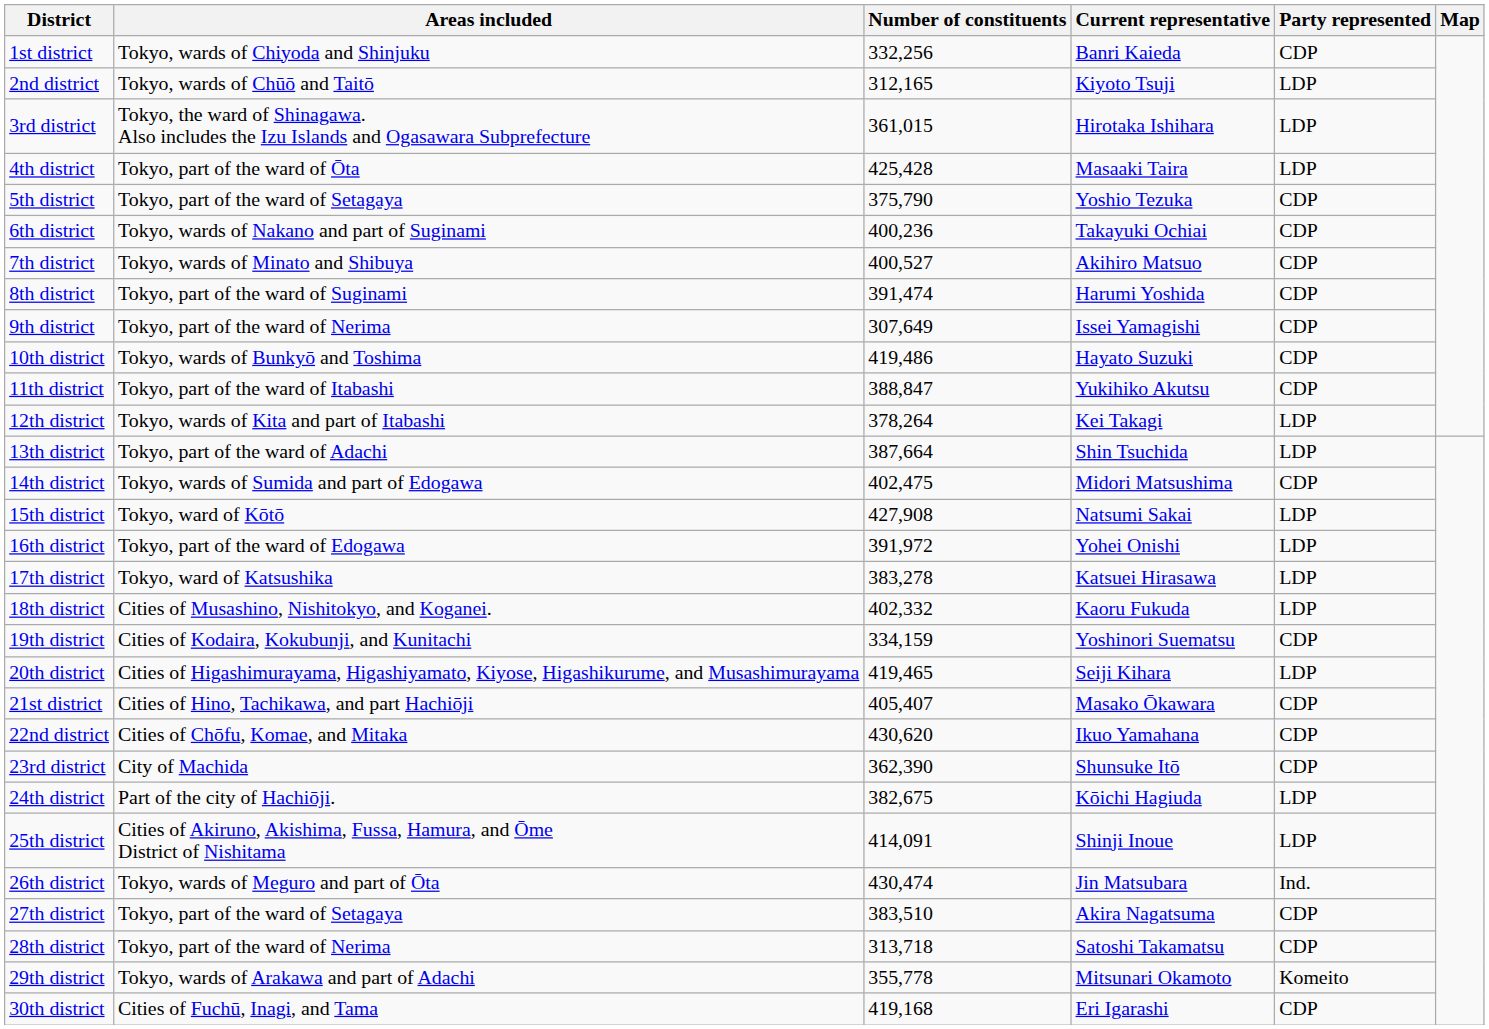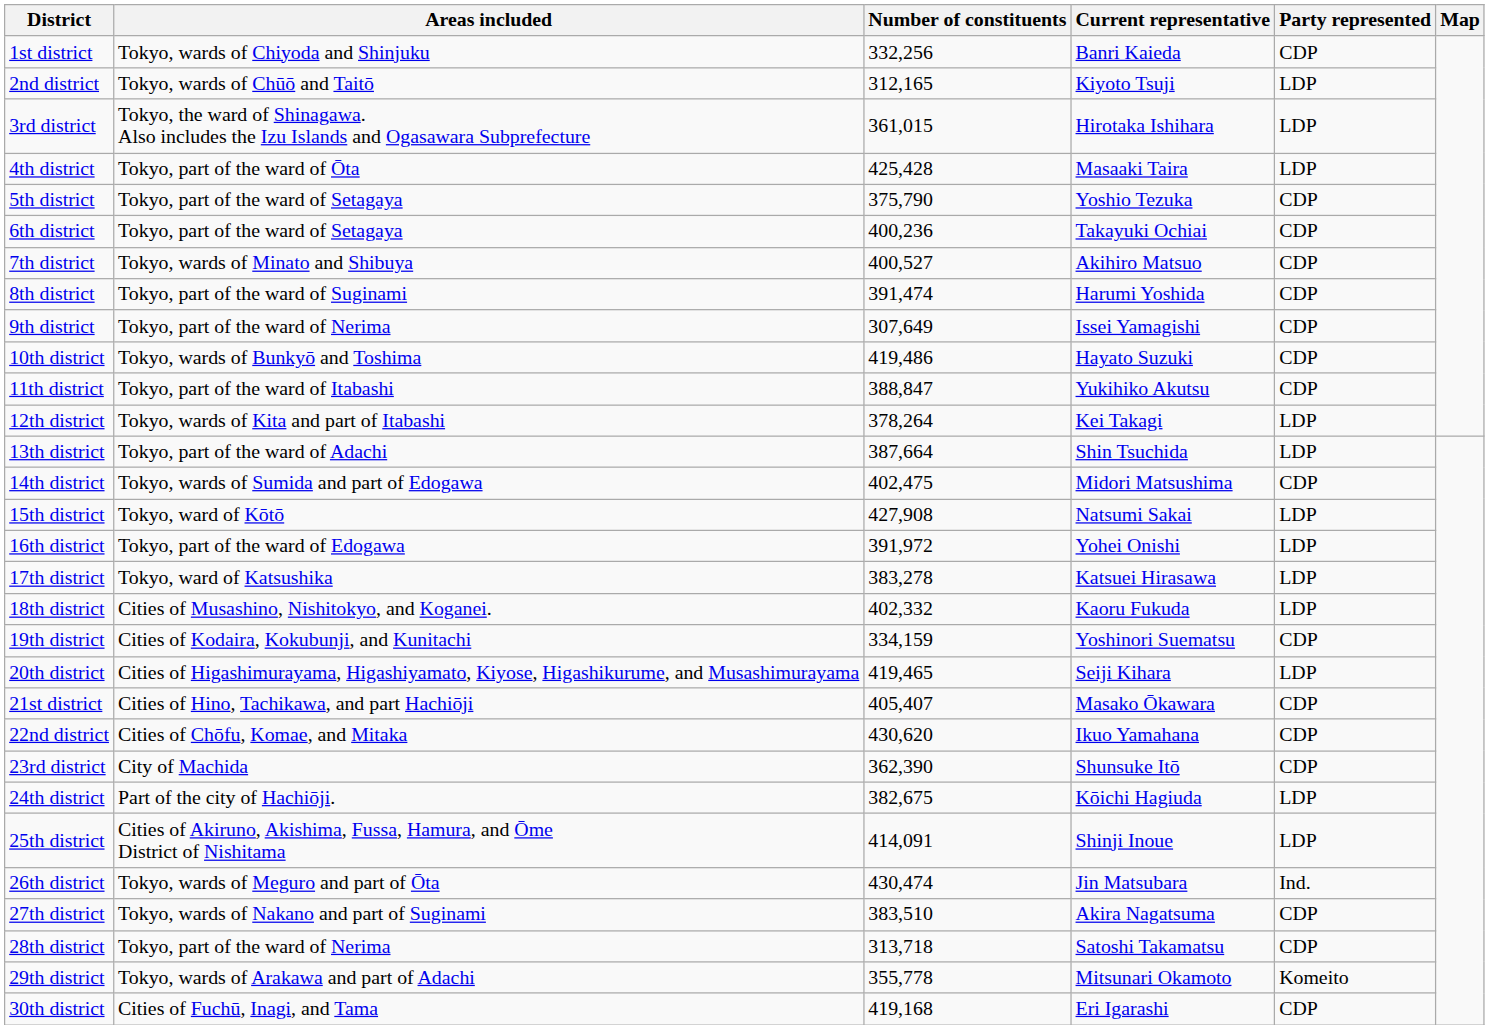(302, 231) Tokyo, wards of Nakano and part of Suginami -> (260, 231) Tokyo, part of the ward of Setagaya
(260, 914) Tokyo, part of the ward of Setagaya -> (302, 914) Tokyo, wards of Nakano and part of Suginami
